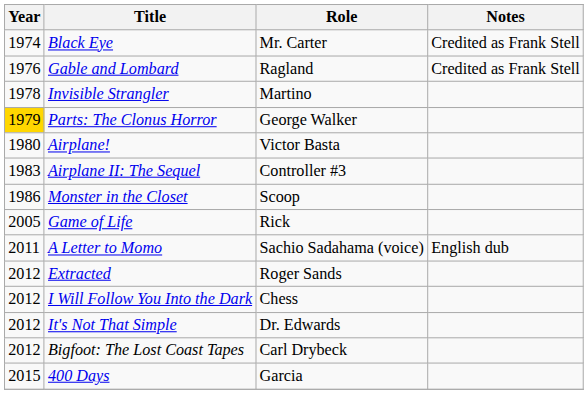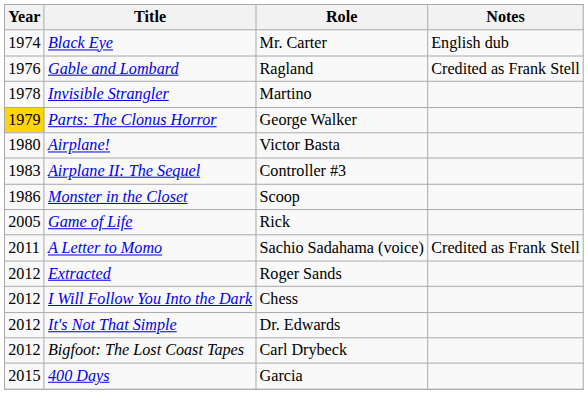(506, 42) Credited as Frank Stell -> (470, 42) English dub
(470, 247) English dub -> (506, 247) Credited as Frank Stell
